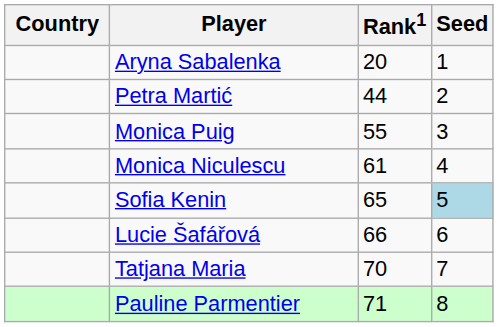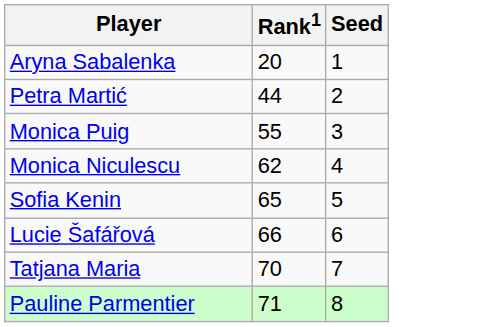- column: (57, 24)
(375, 165) 61 -> (270, 165) 62
(442, 200) lightblue background -> (337, 200) no background
